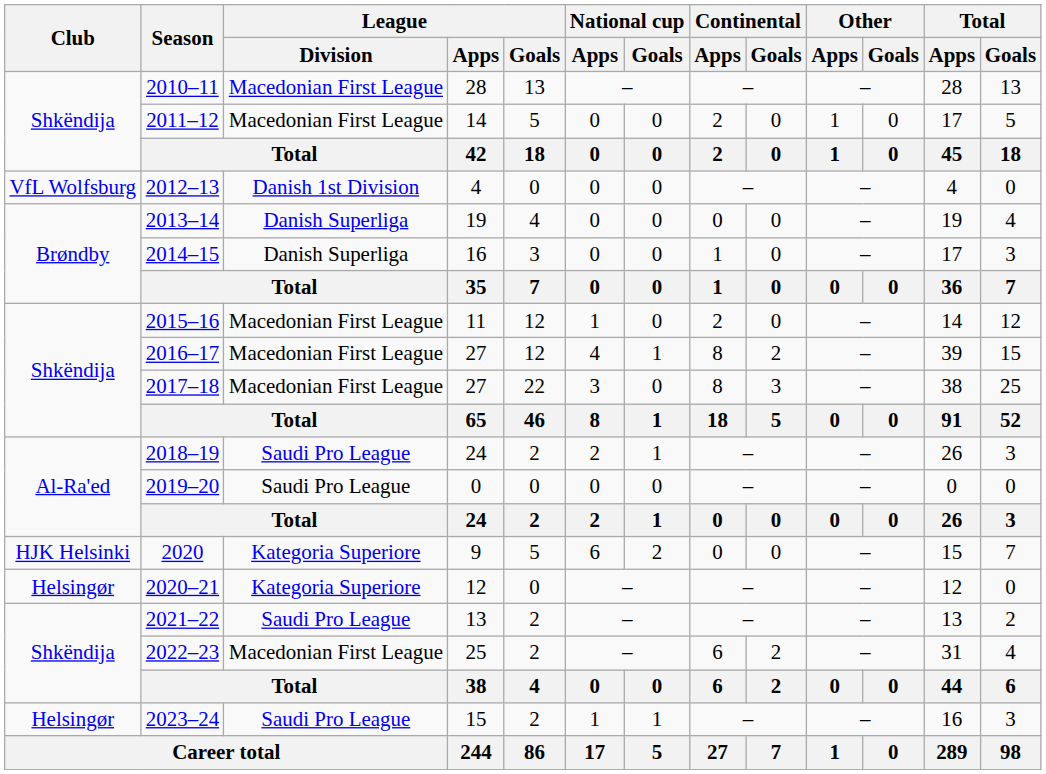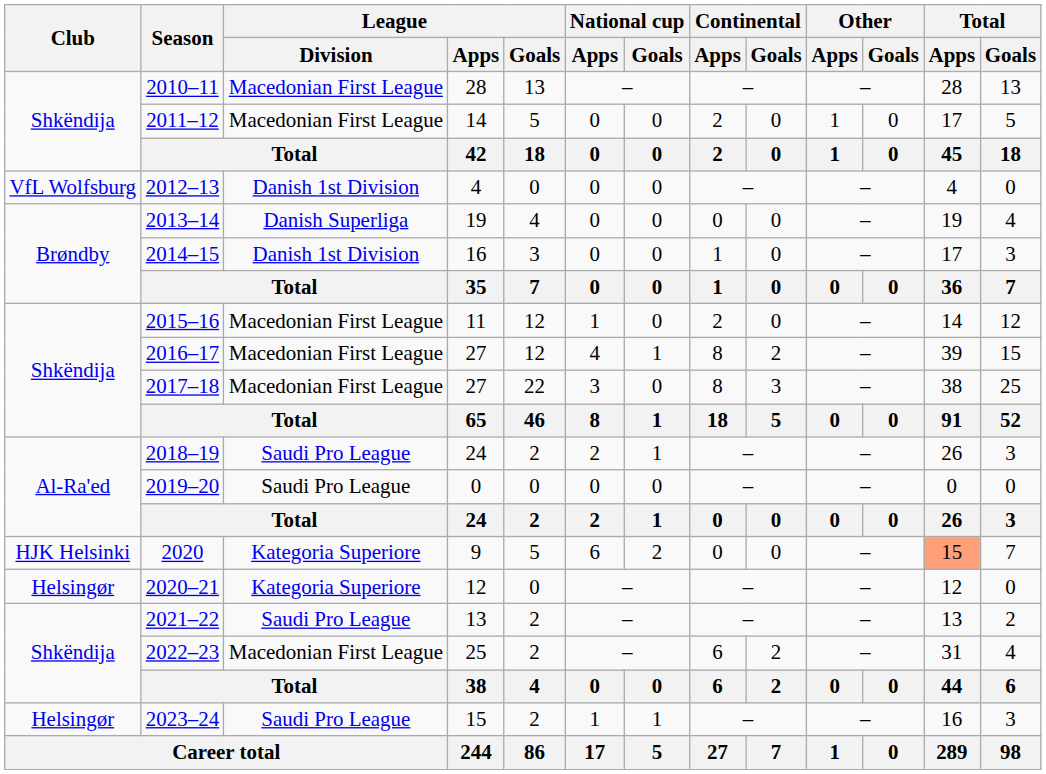(336, 253) Danish Superliga -> (336, 253) Danish 1st Division
(952, 552) no background -> (952, 552) lightsalmon background
